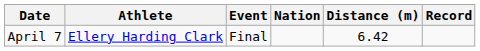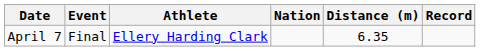columns swapped: (248, 15) <-> (145, 15)
(373, 36) 6.42 -> (373, 36) 6.35
